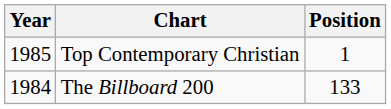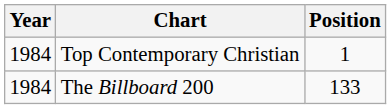(30, 53) 1985 -> (30, 53) 1984
